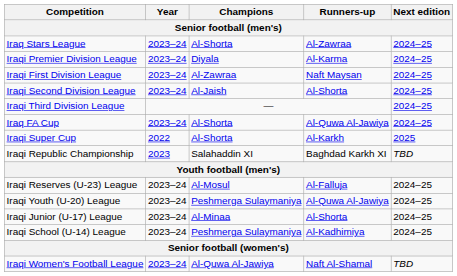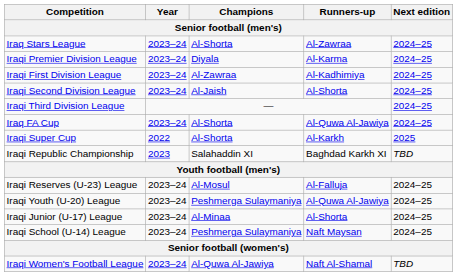(334, 75) Naft Maysan -> (335, 75) Al-Kadhimiya
(335, 232) Al-Kadhimiya -> (334, 232) Naft Maysan
